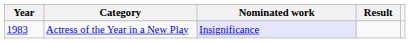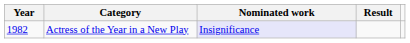(17, 29) 1983 -> (17, 29) 1982
